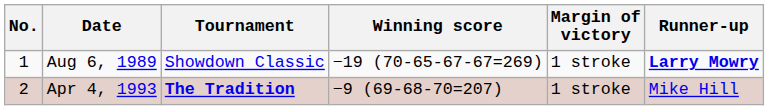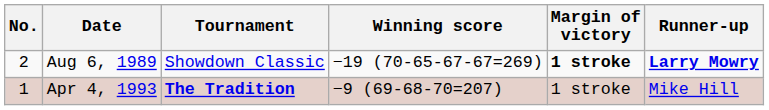(24, 64) 1 -> (24, 64) 2
(591, 64) normal -> (591, 64) bold
(24, 91) 2 -> (24, 91) 1
